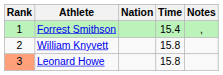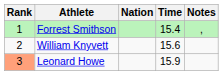(170, 45) 15.8 -> (170, 45) 15.6
(170, 62) 15.8 -> (170, 62) 15.9
